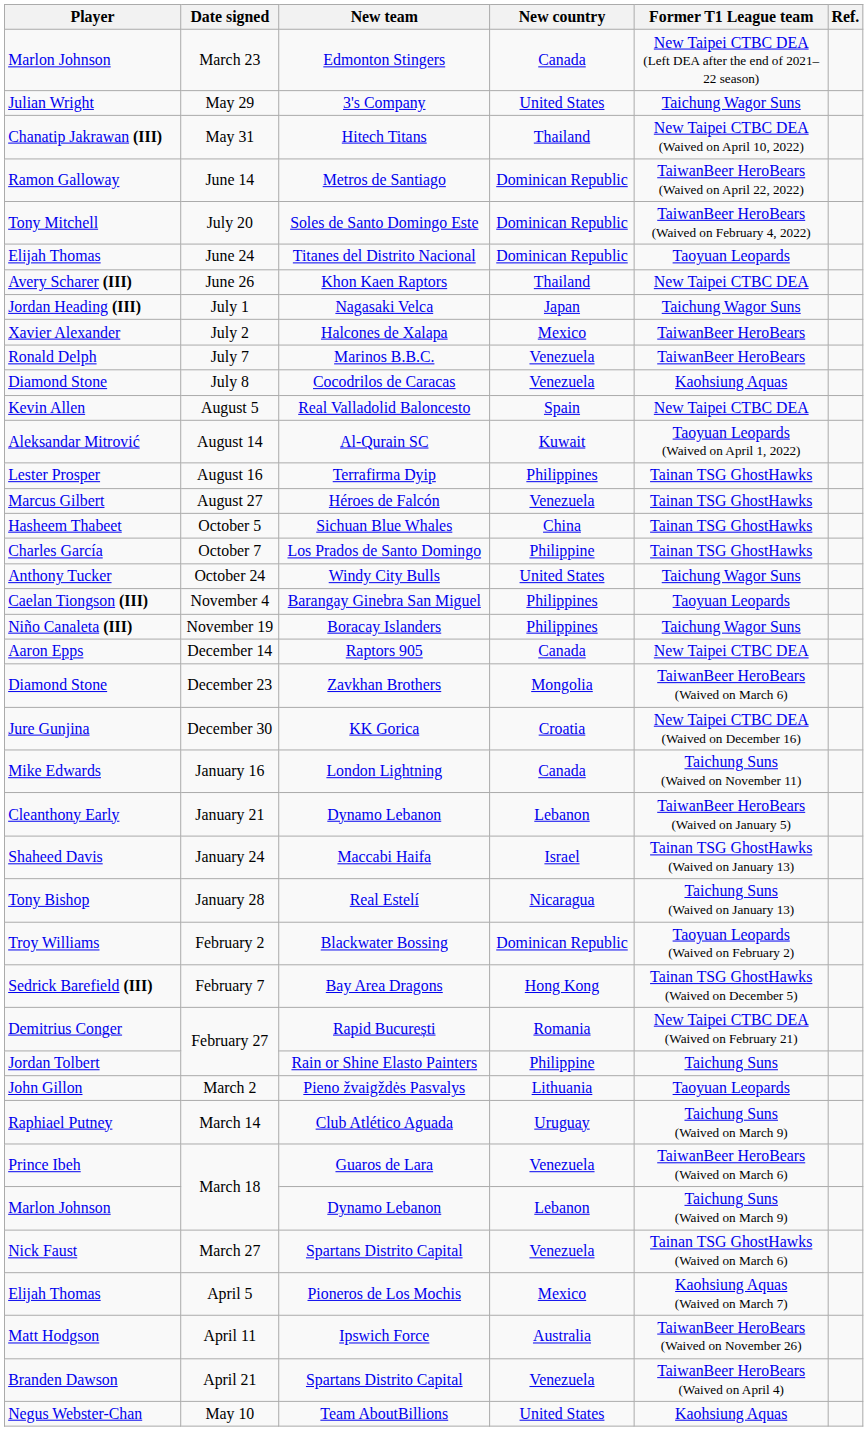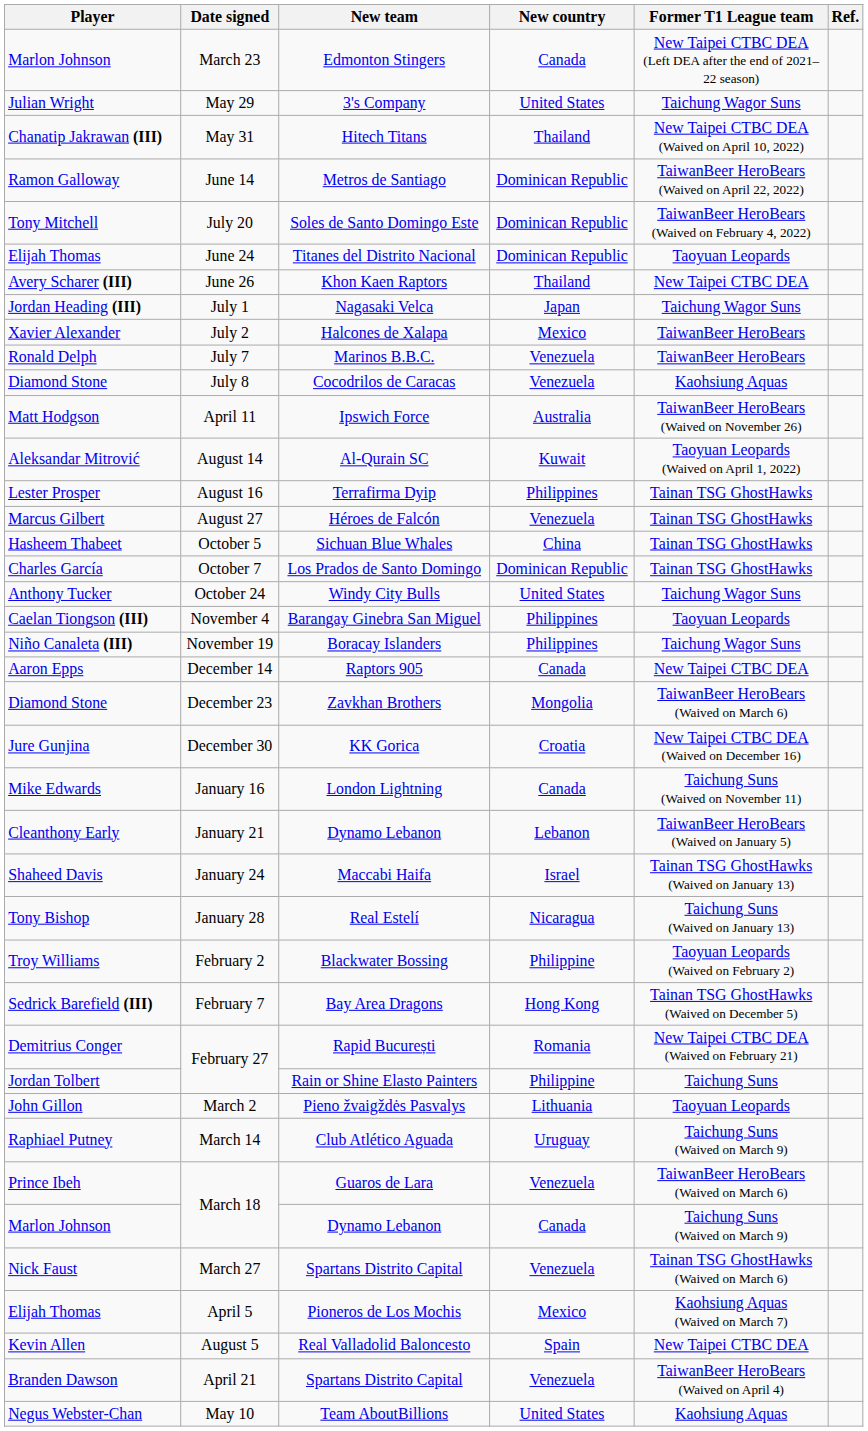rows swapped: (230, 407) <-> (230, 1336)
(562, 551) Philippine -> (562, 568) Dominican Republic
(562, 943) Dominican Republic -> (562, 961) Philippine
(562, 1208) Lebanon -> (562, 1225) Canada
